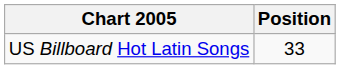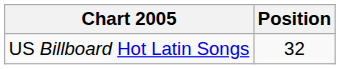(294, 48) 33 -> (294, 48) 32
